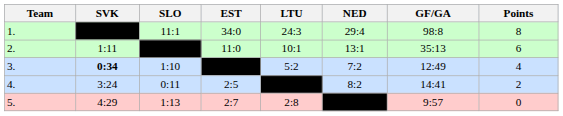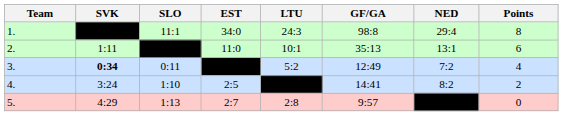columns swapped: (355, 13) <-> (433, 13)
(170, 66) 1:10 -> (170, 66) 0:11
(170, 84) 0:11 -> (170, 84) 1:10
